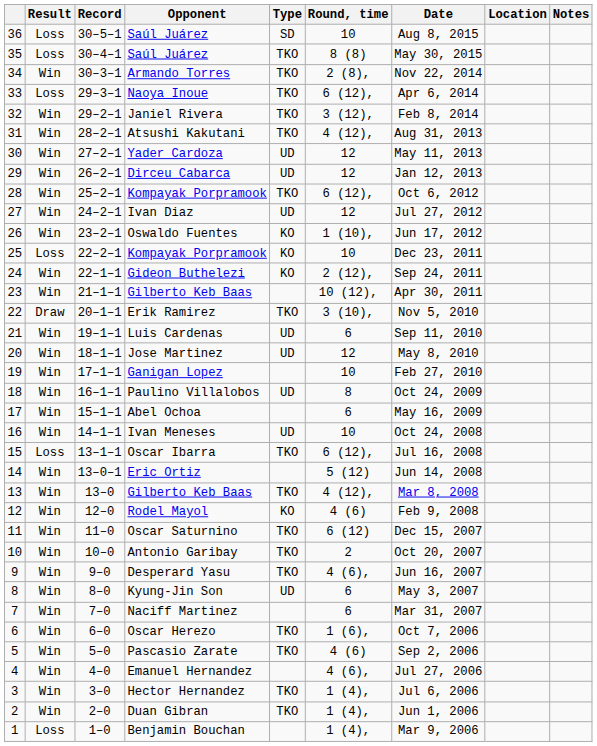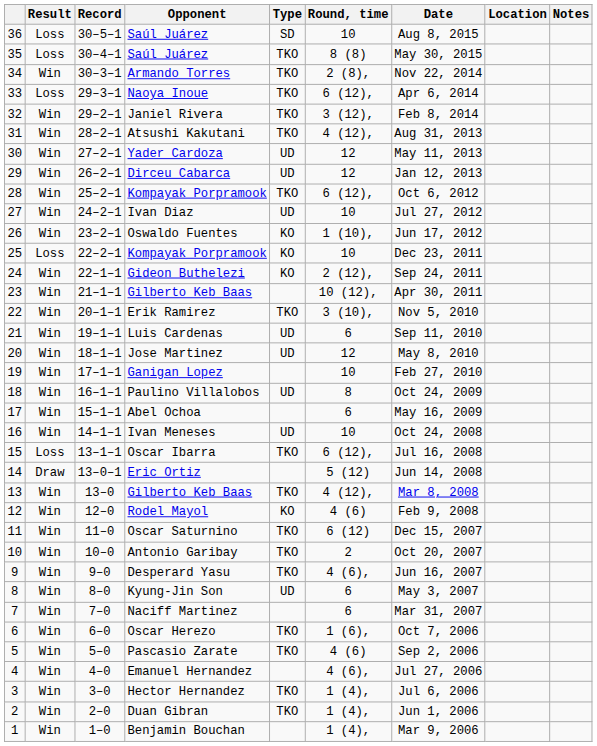(348, 214) 12 -> (348, 214) 10
(50, 313) Draw -> (50, 313) Win
(50, 473) Win -> (50, 473) Draw
(50, 731) Loss -> (50, 731) Win
